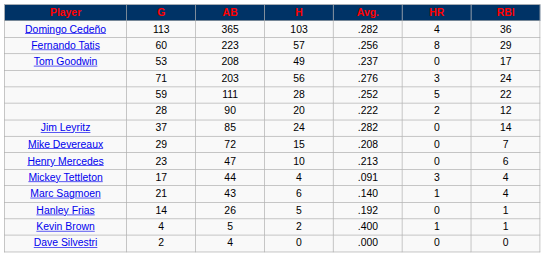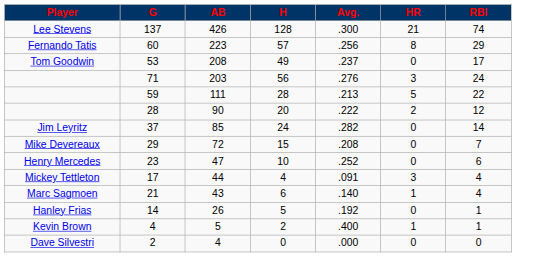+ row: (153, 29)
- row: (161, 29)
(368, 95) .252 -> (348, 95) .213
(368, 161) .213 -> (348, 161) .252
